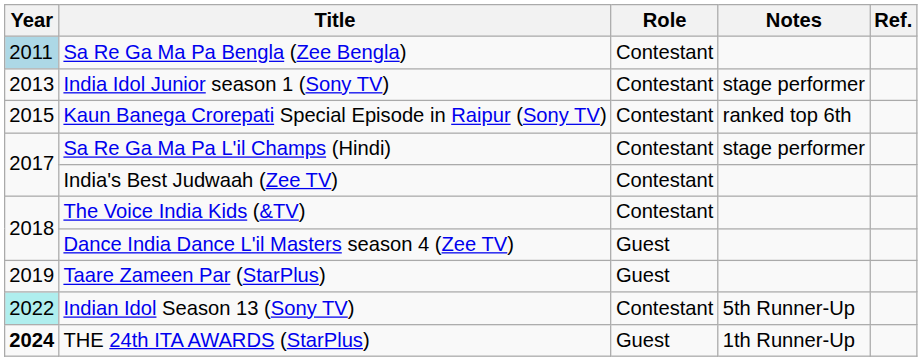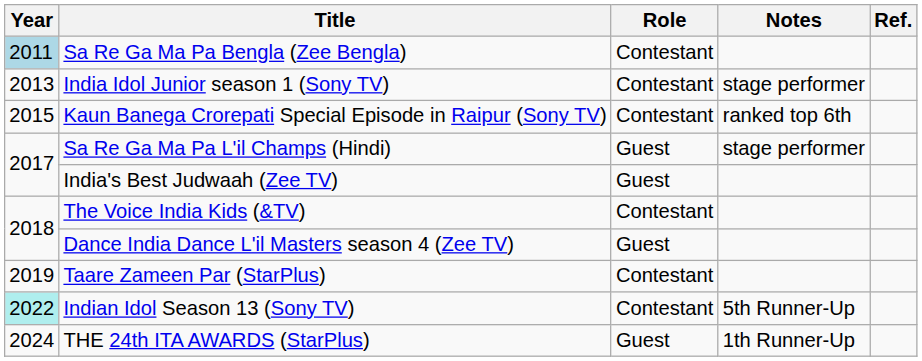(665, 148) Contestant -> (643, 148) Guest
(665, 180) Contestant -> (643, 180) Guest
(643, 276) Guest -> (665, 276) Contestant
(32, 340) bold -> (32, 340) normal
